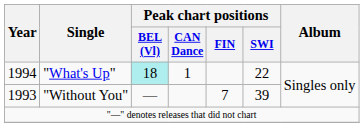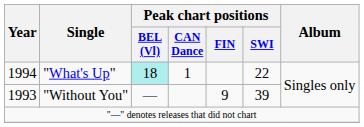(225, 96) 7 -> (225, 96) 9
